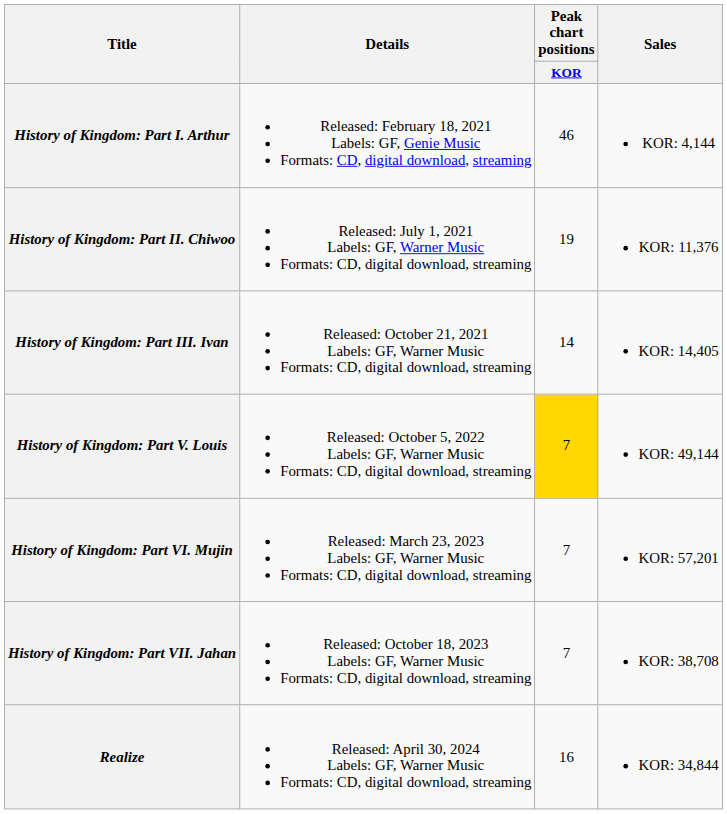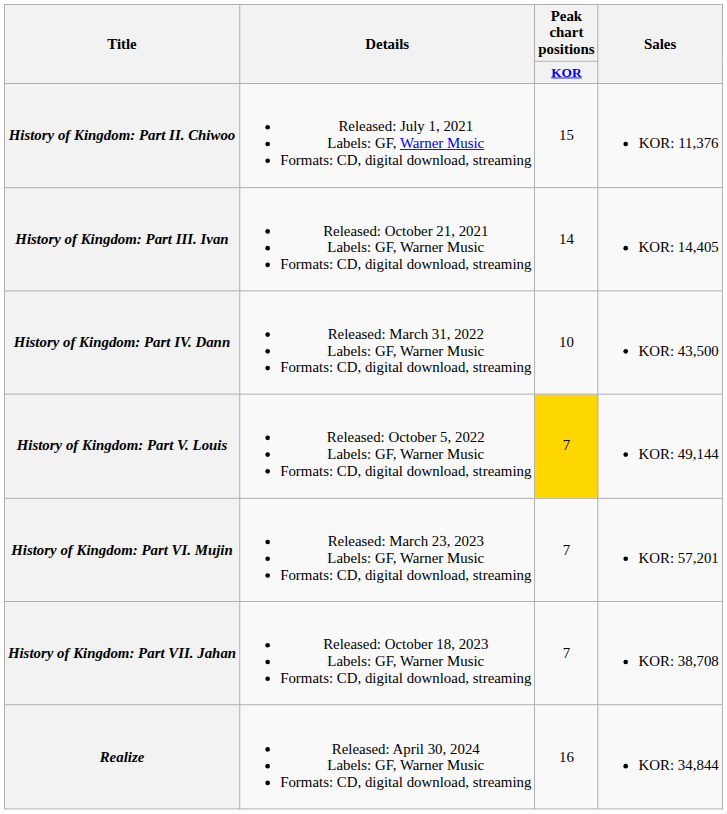- row: (122, 135)
(566, 239) 19 -> (566, 135) 15
+ row: (122, 342)
